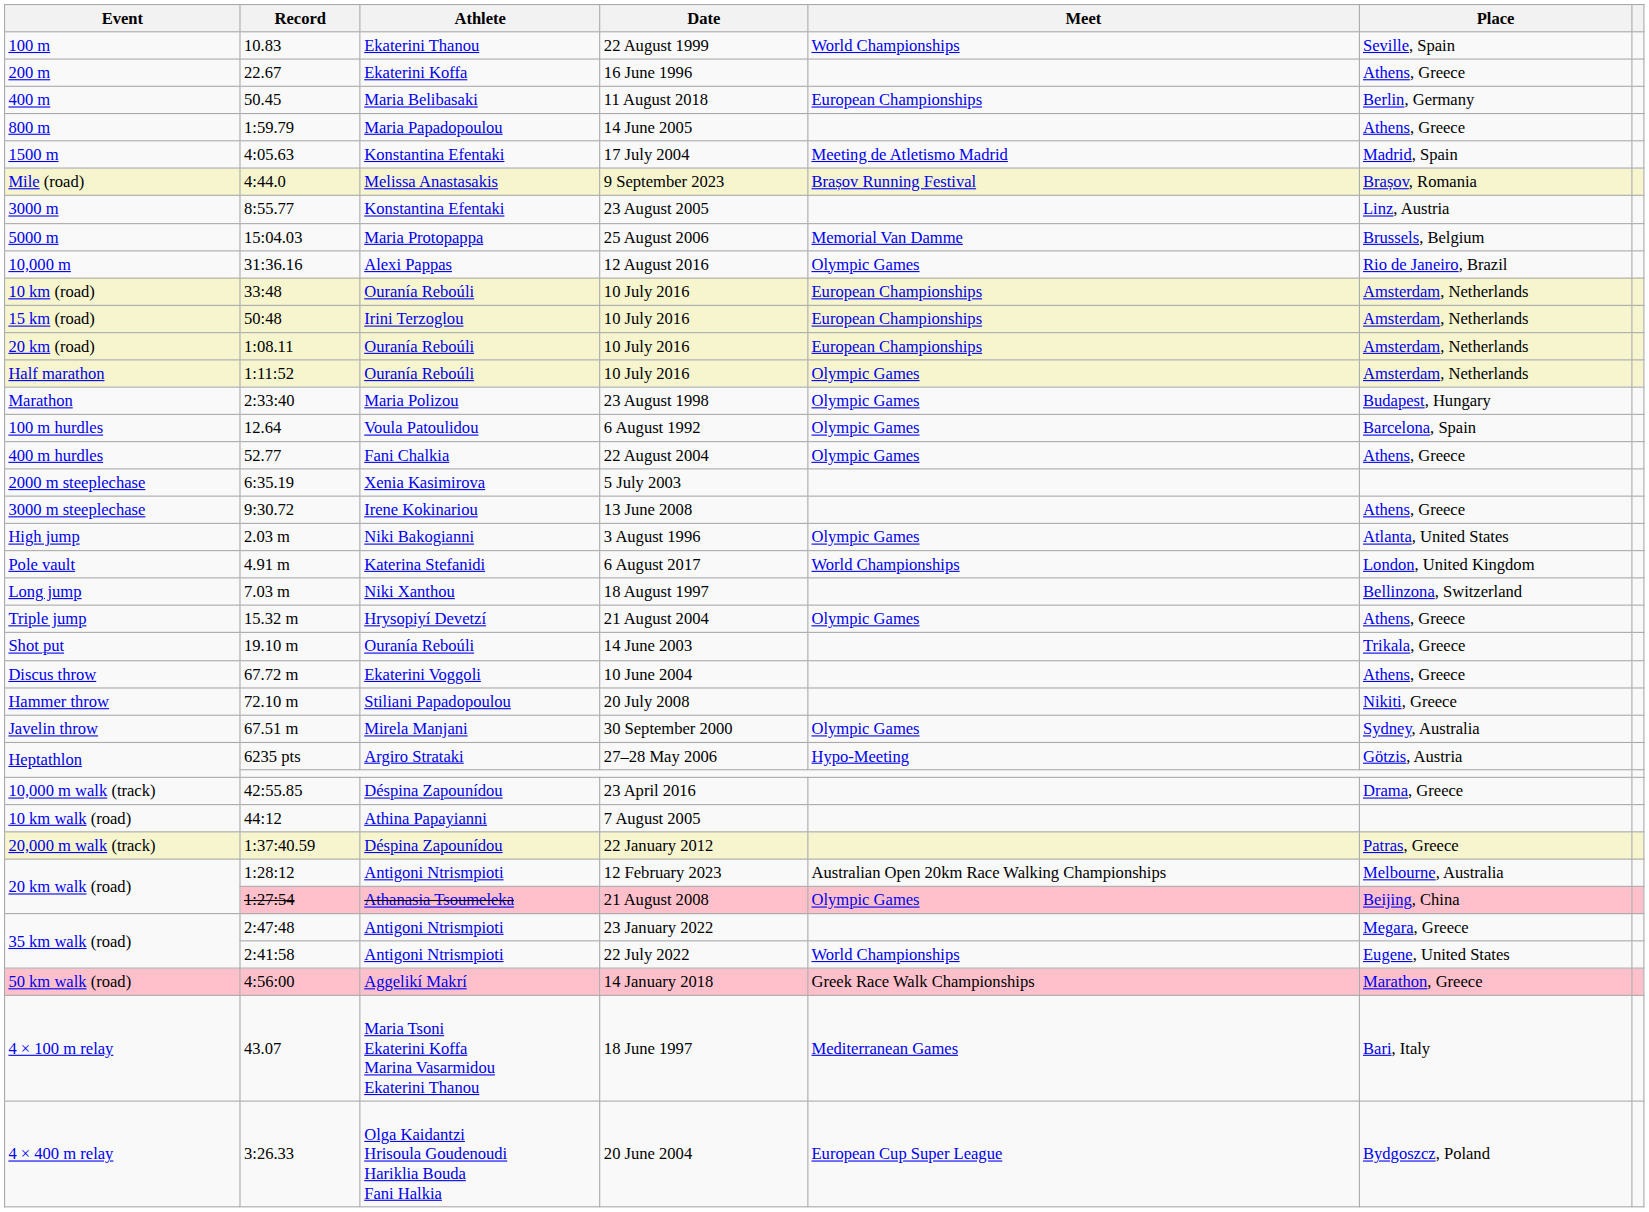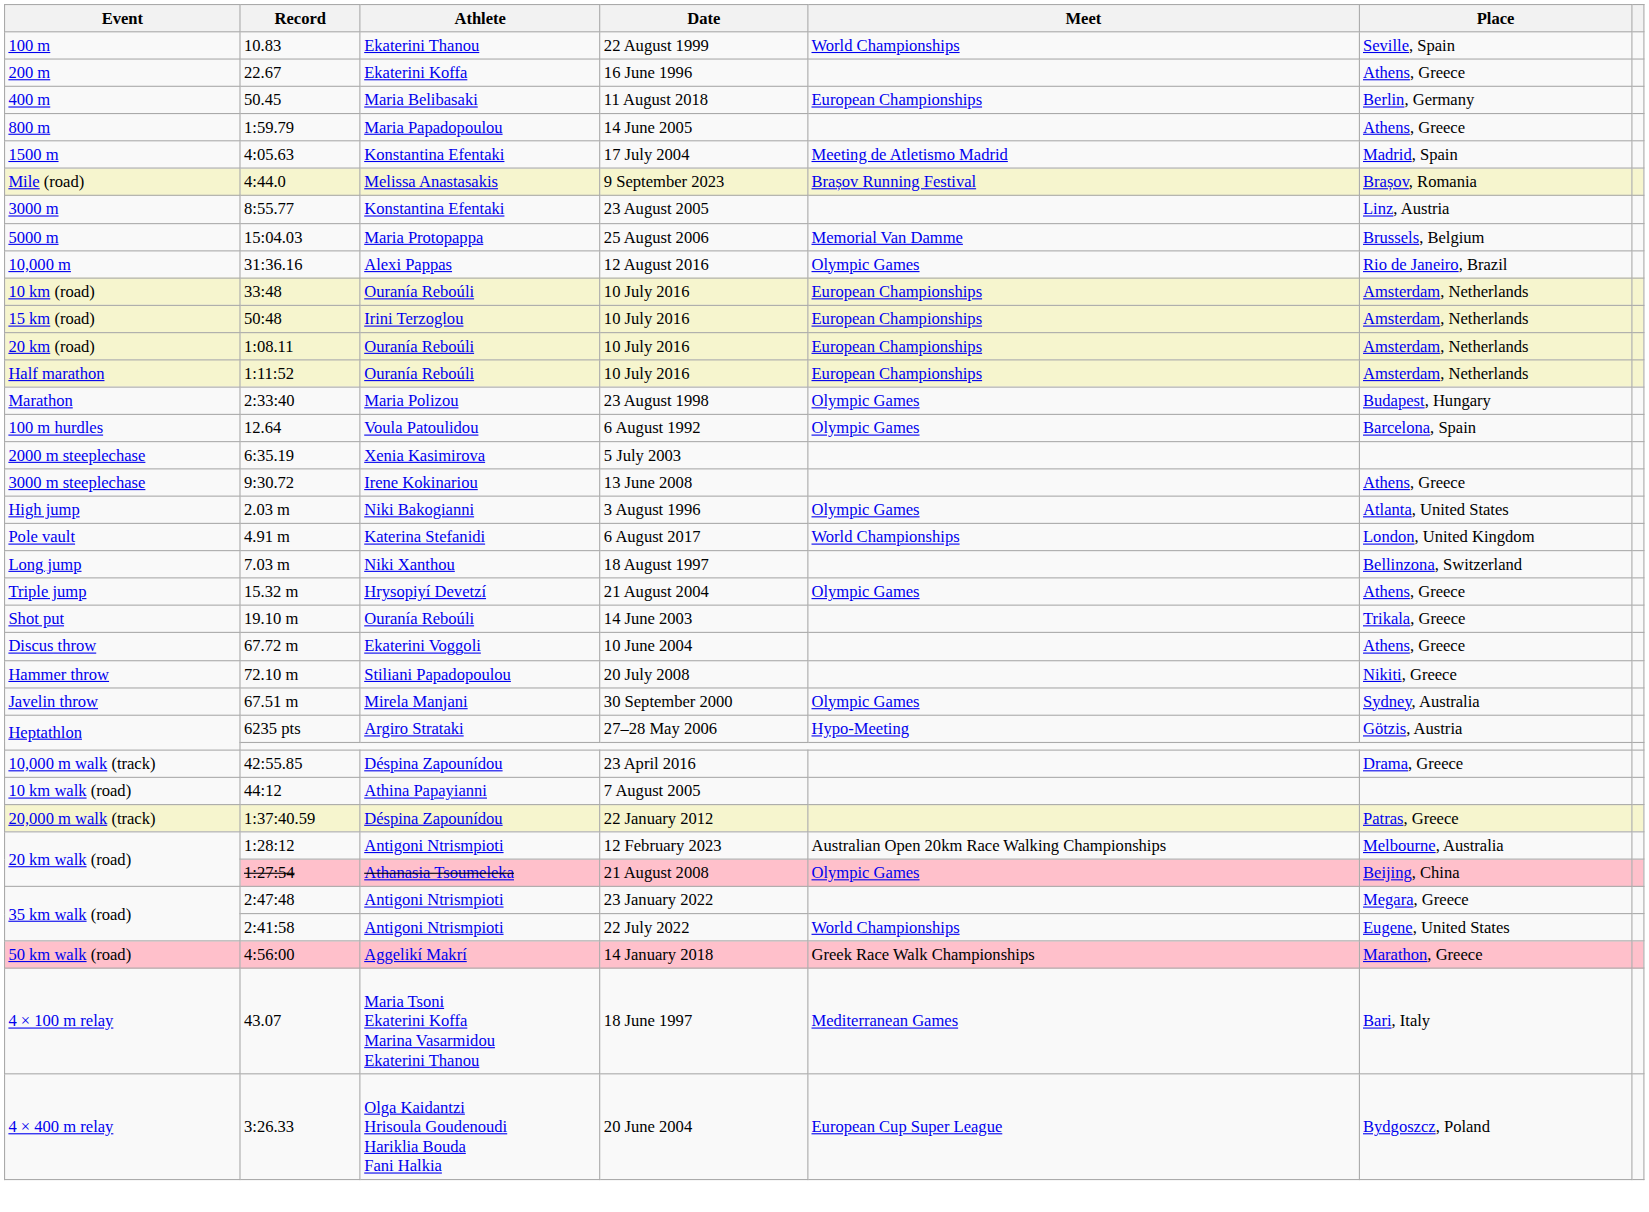(866, 373) Olympic Games -> (897, 373) European Championships
- row: (56, 455)
